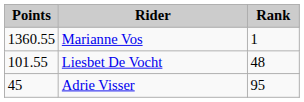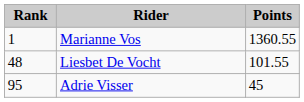columns swapped: (273, 16) <-> (31, 16)
